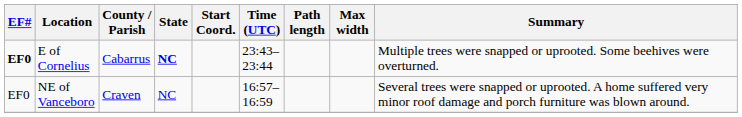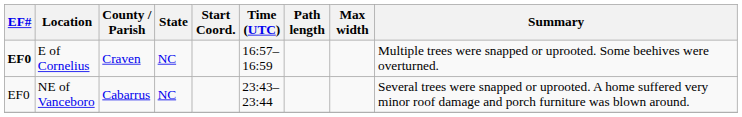(126, 58) Cabarrus -> (121, 58) Craven
(167, 58) bold -> (167, 58) normal
(261, 58) 23:43–23:44 -> (261, 58) 16:57–16:59
(121, 94) Craven -> (126, 94) Cabarrus
(261, 94) 16:57–16:59 -> (261, 94) 23:43–23:44
